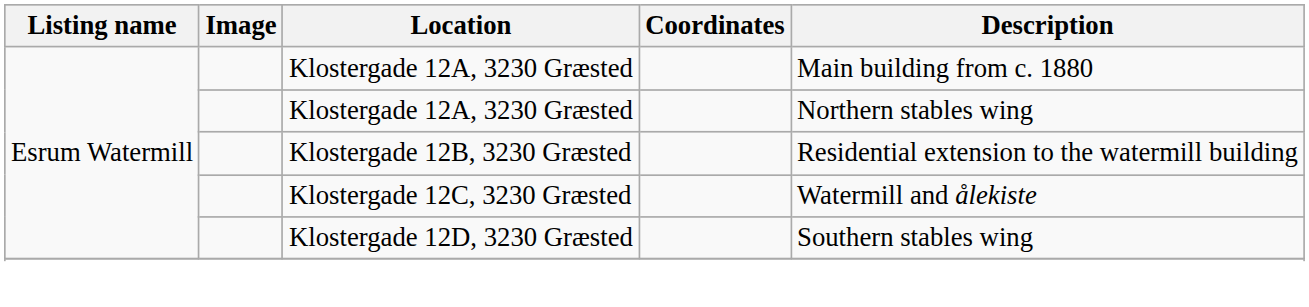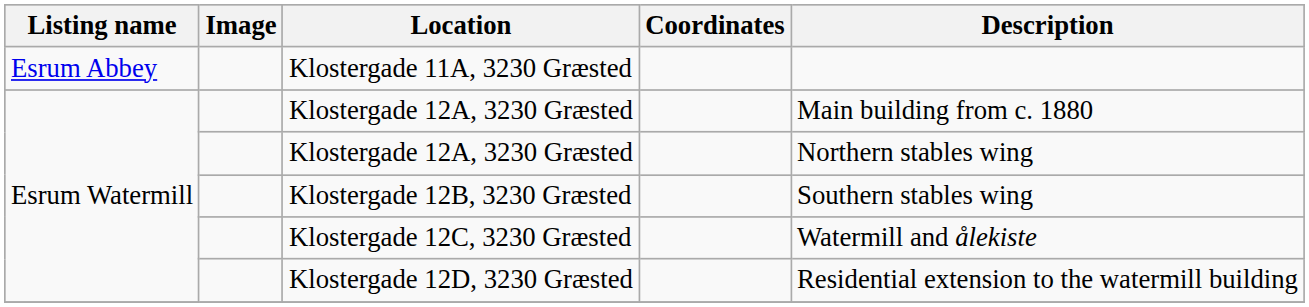+ row: (84, 68)
(1048, 152) Residential extension to the watermill building -> (915, 195) Southern stables wing
(915, 237) Southern stables wing -> (1048, 279) Residential extension to the watermill building
